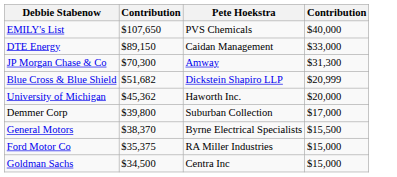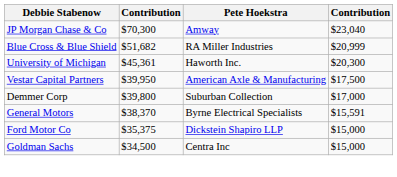- row: (35, 29)
- row: (33, 46)
(324, 63) $31,300 -> (348, 29) $23,040
(234, 79) Dickstein Shapiro LLP -> (229, 46) RA Miller Industries
(139, 96) $45,362 -> (139, 63) $45,361
(324, 96) $20,000 -> (348, 63) $20,300
+ row: (55, 79)
(324, 130) $15,500 -> (348, 113) $15,591
(229, 146) RA Miller Industries -> (234, 130) Dickstein Shapiro LLP
